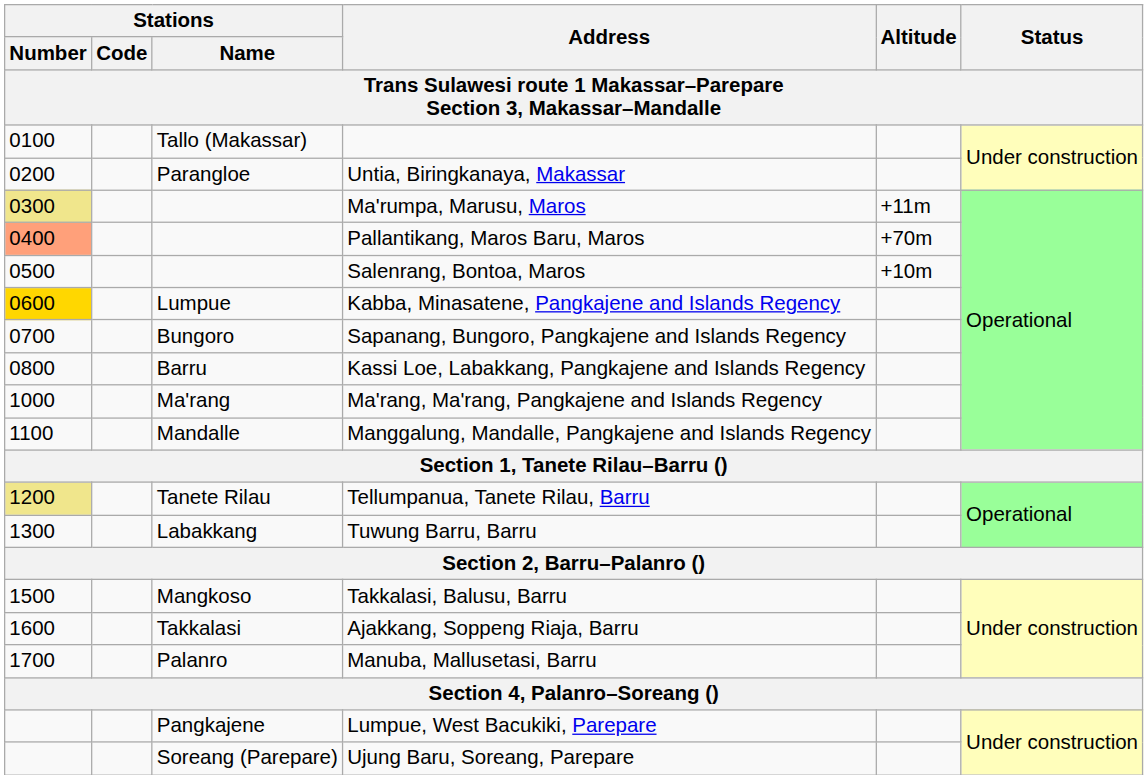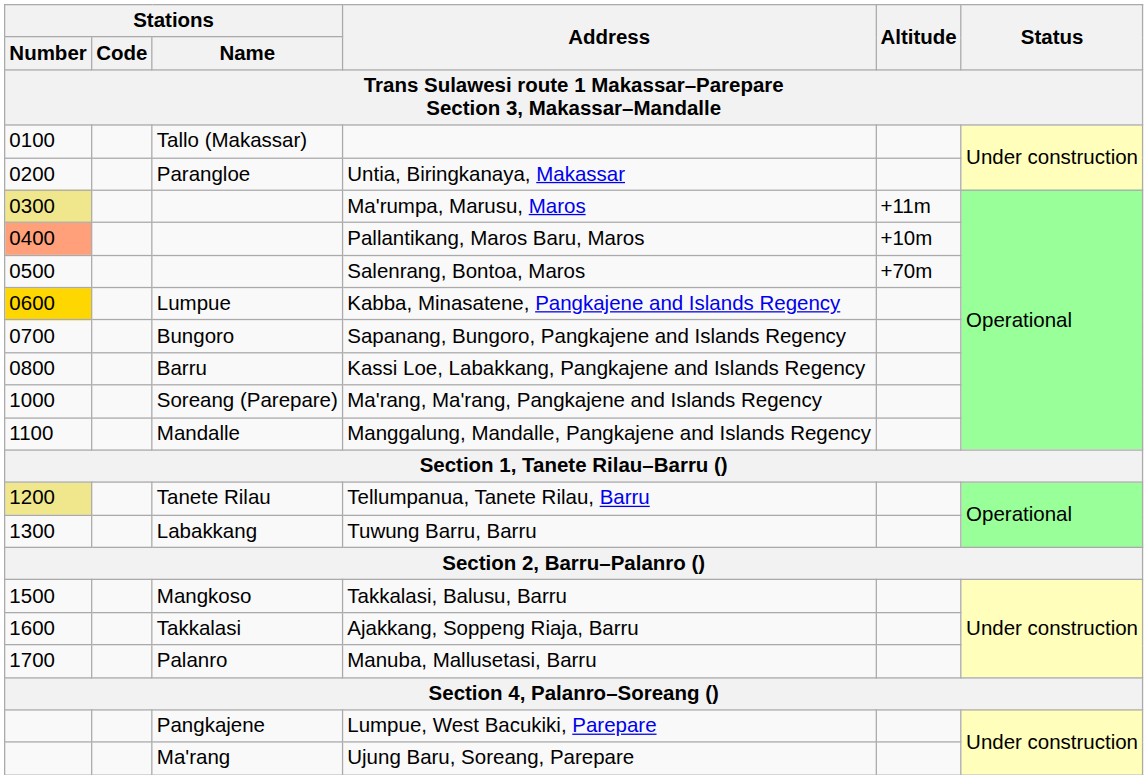(906, 238) +70m -> (906, 238) +10m
(906, 271) +10m -> (906, 271) +70m
(193, 401) Ma'rang -> (247, 401) Soreang (Parepare)
(247, 758) Soreang (Parepare) -> (193, 758) Ma'rang
